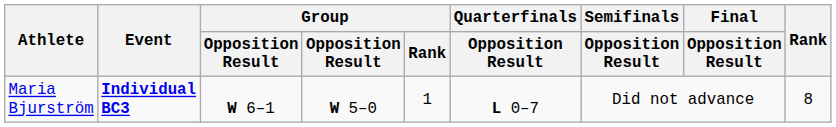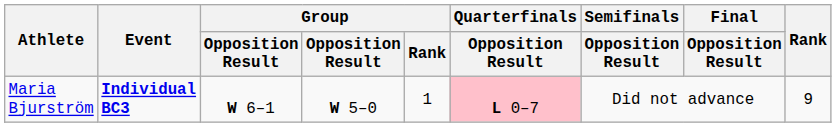(515, 109) no background -> (515, 109) pink background
(808, 99) 8 -> (808, 99) 9
